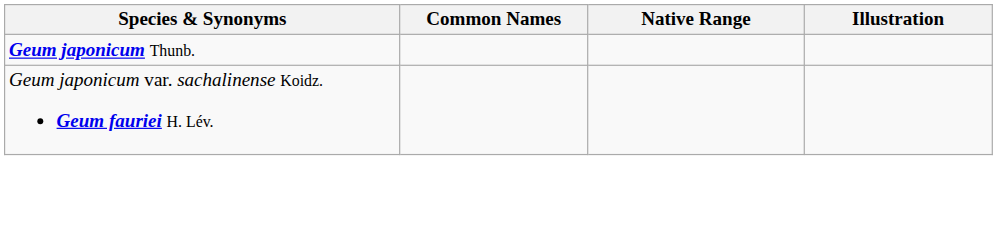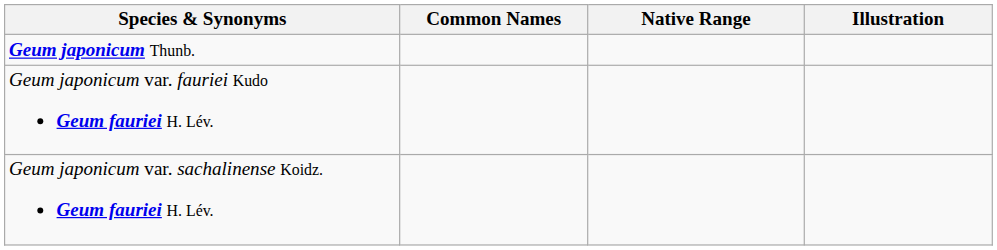+ row: (202, 100)
